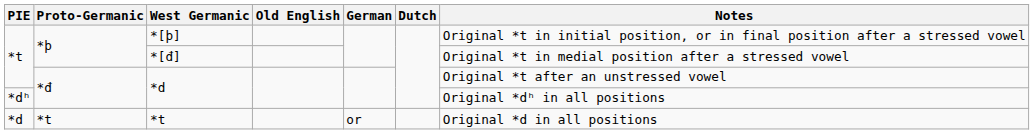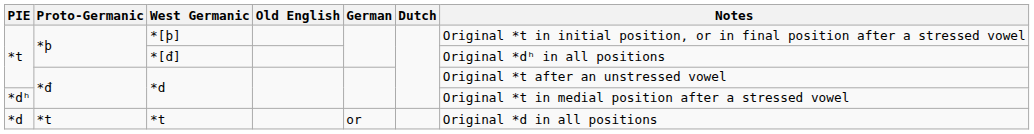(646, 56) Original *t in medial position after a stressed vowel -> (554, 56) Original *dʰ in all positions
(554, 98) Original *dʰ in all positions -> (646, 98) Original *t in medial position after a stressed vowel
